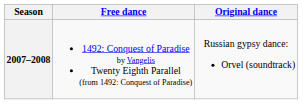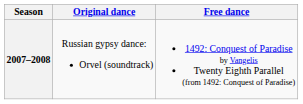columns swapped: (246, 12) <-> (124, 12)
